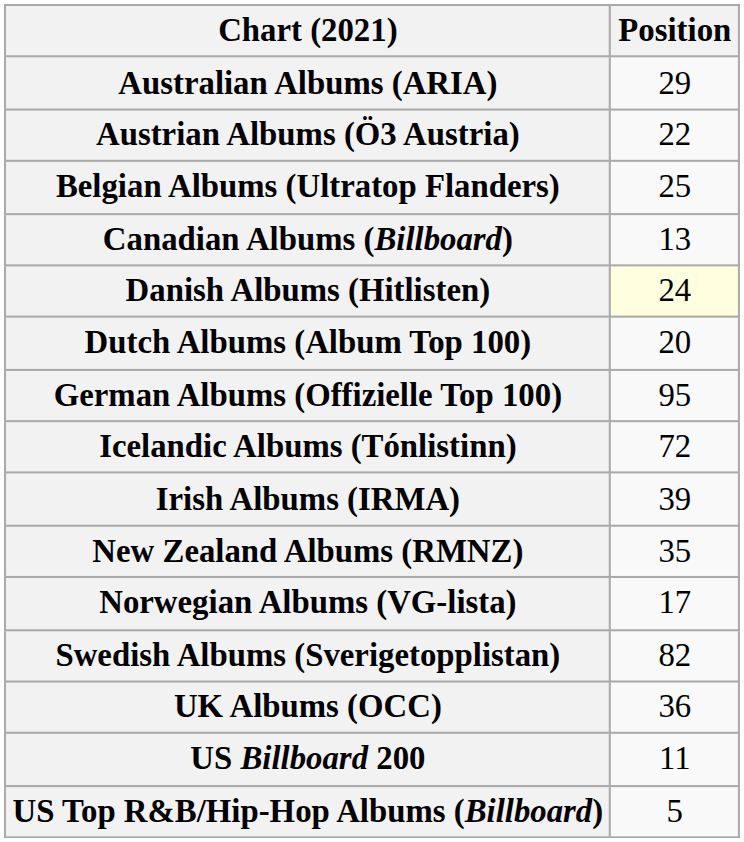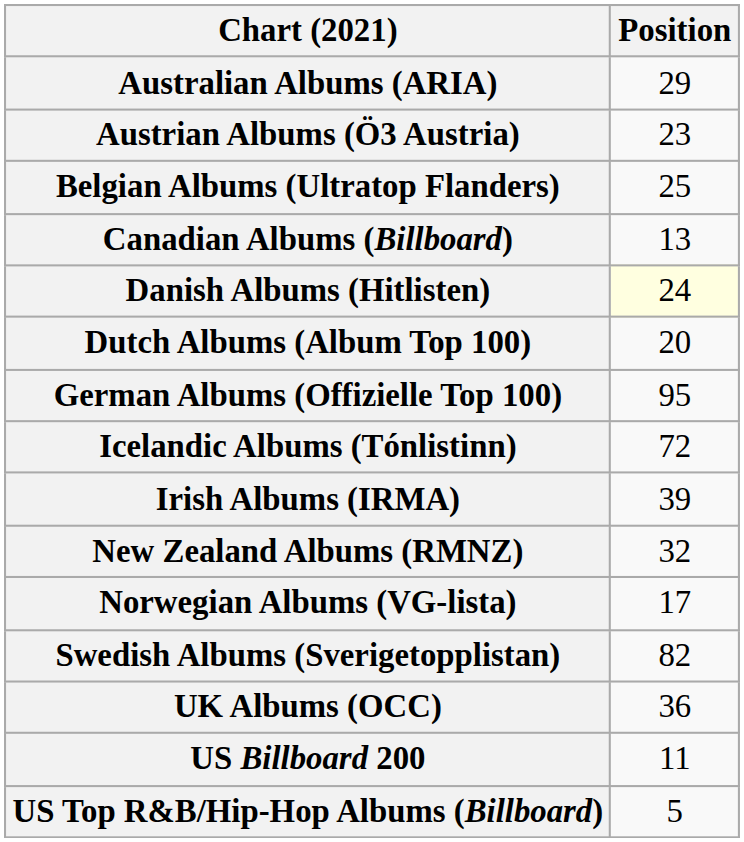(675, 134) 22 -> (675, 134) 23
(675, 550) 35 -> (675, 550) 32
